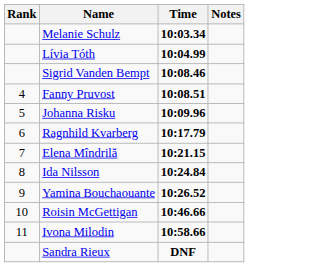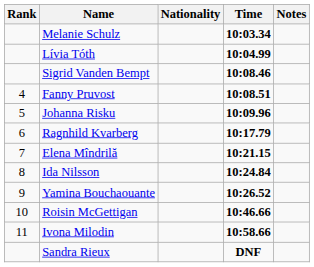+ column: (190, 14)
